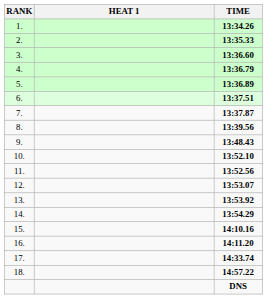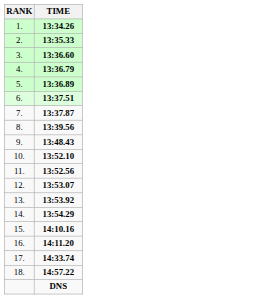- column: (124, 12)
